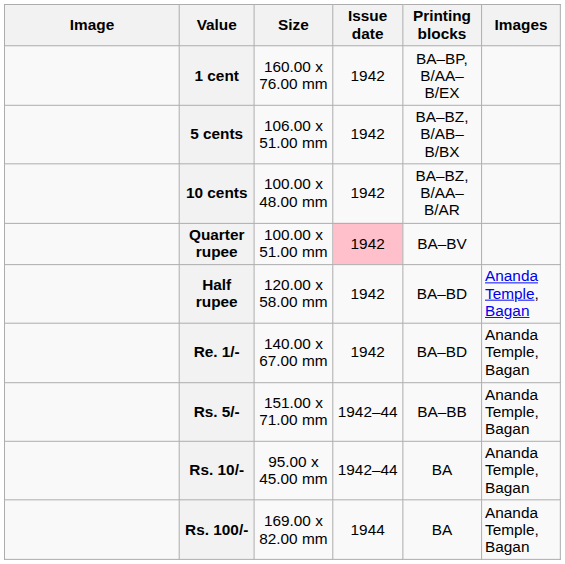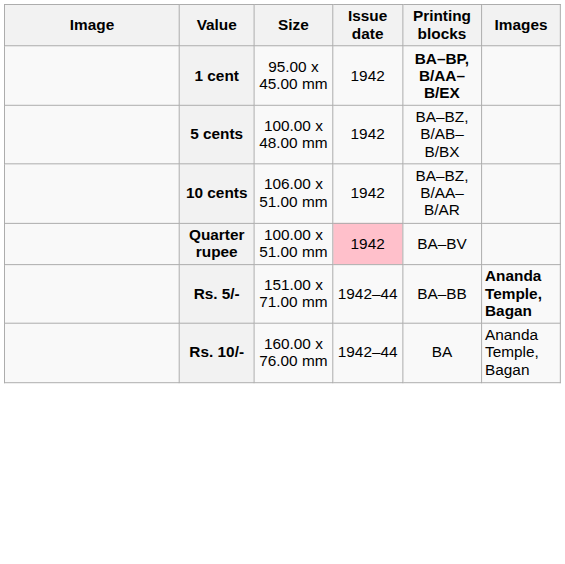(293, 75) 160.00 x 76.00 mm -> (293, 75) 95.00 x 45.00 mm
(442, 75) normal -> (442, 75) bold
(293, 134) 106.00 x 51.00 mm -> (293, 134) 100.00 x 48.00 mm
(293, 193) 100.00 x 48.00 mm -> (293, 193) 106.00 x 51.00 mm
- row: (217, 293)
- row: (217, 352)
(512, 411) normal -> (513, 294) bold
(293, 470) 95.00 x 45.00 mm -> (293, 352) 160.00 x 76.00 mm
- row: (217, 529)
